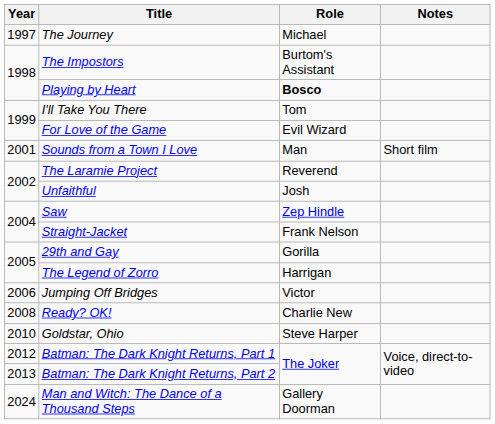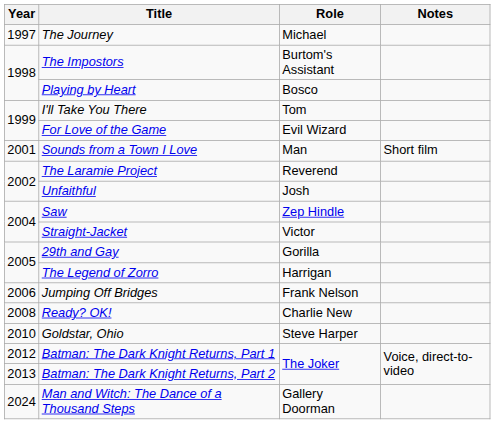(302, 89) bold -> (300, 89) normal
(320, 232) Frank Nelson -> (298, 232) Victor
(298, 292) Victor -> (320, 292) Frank Nelson
